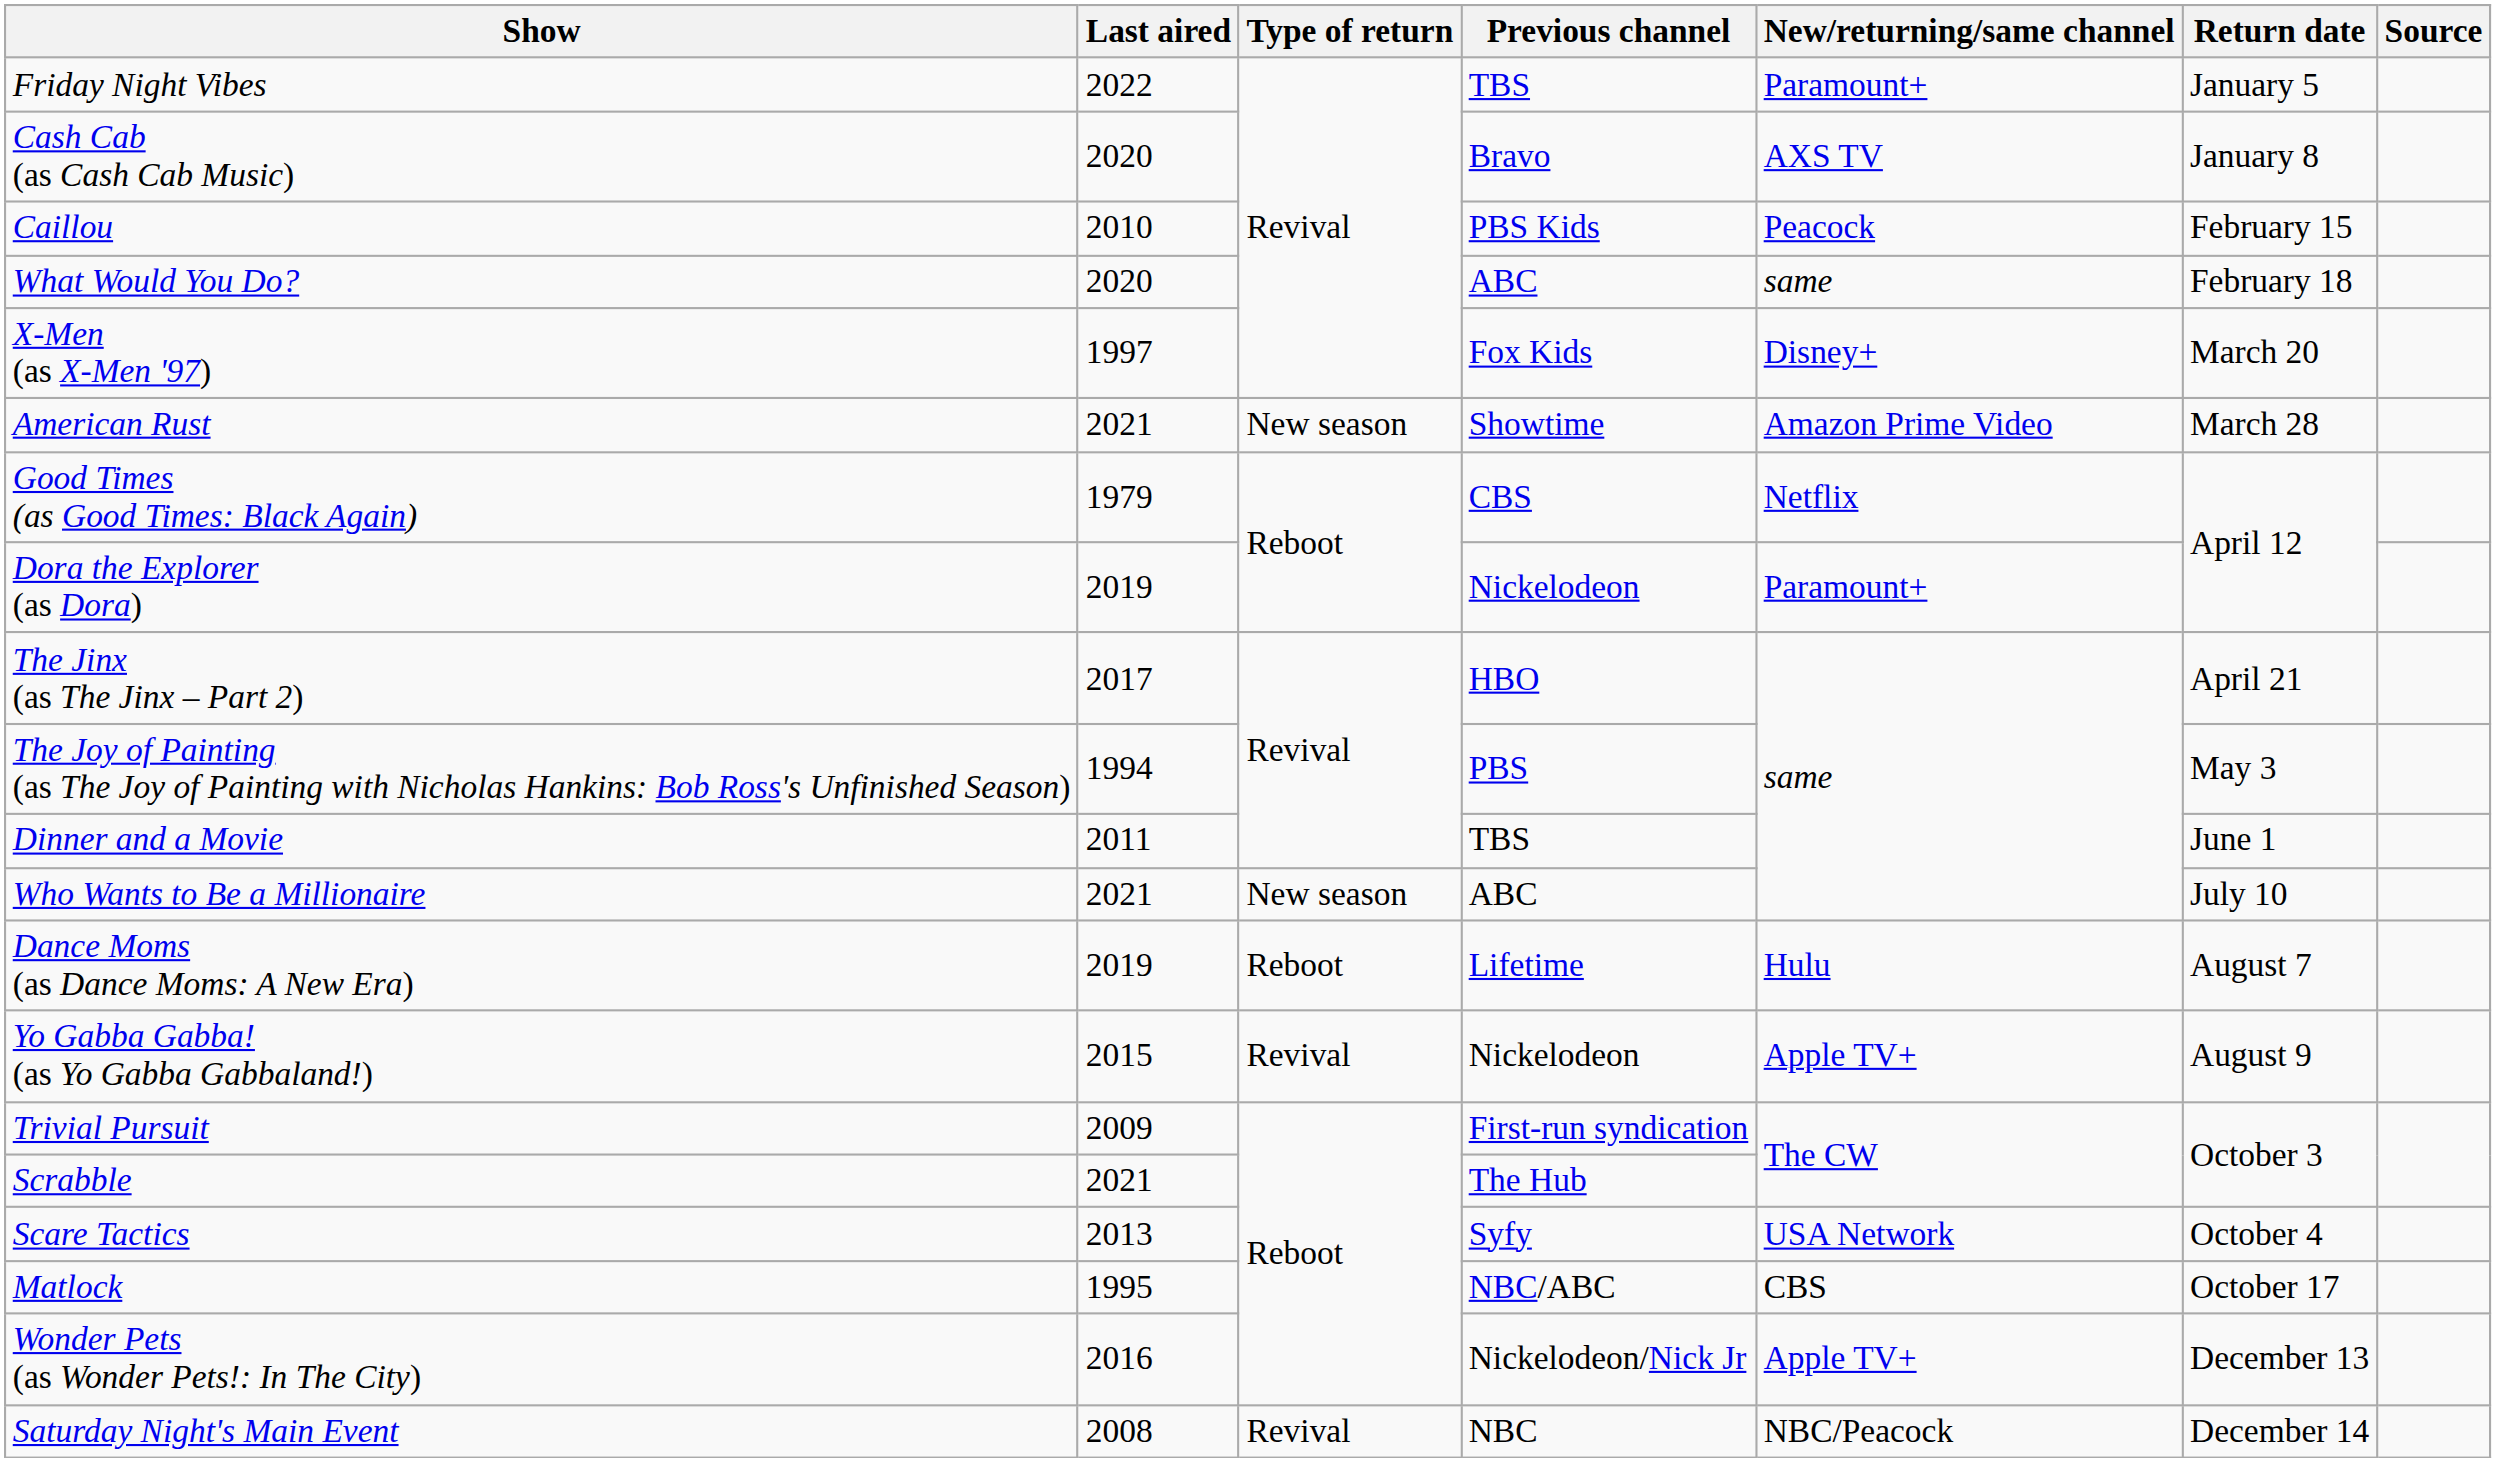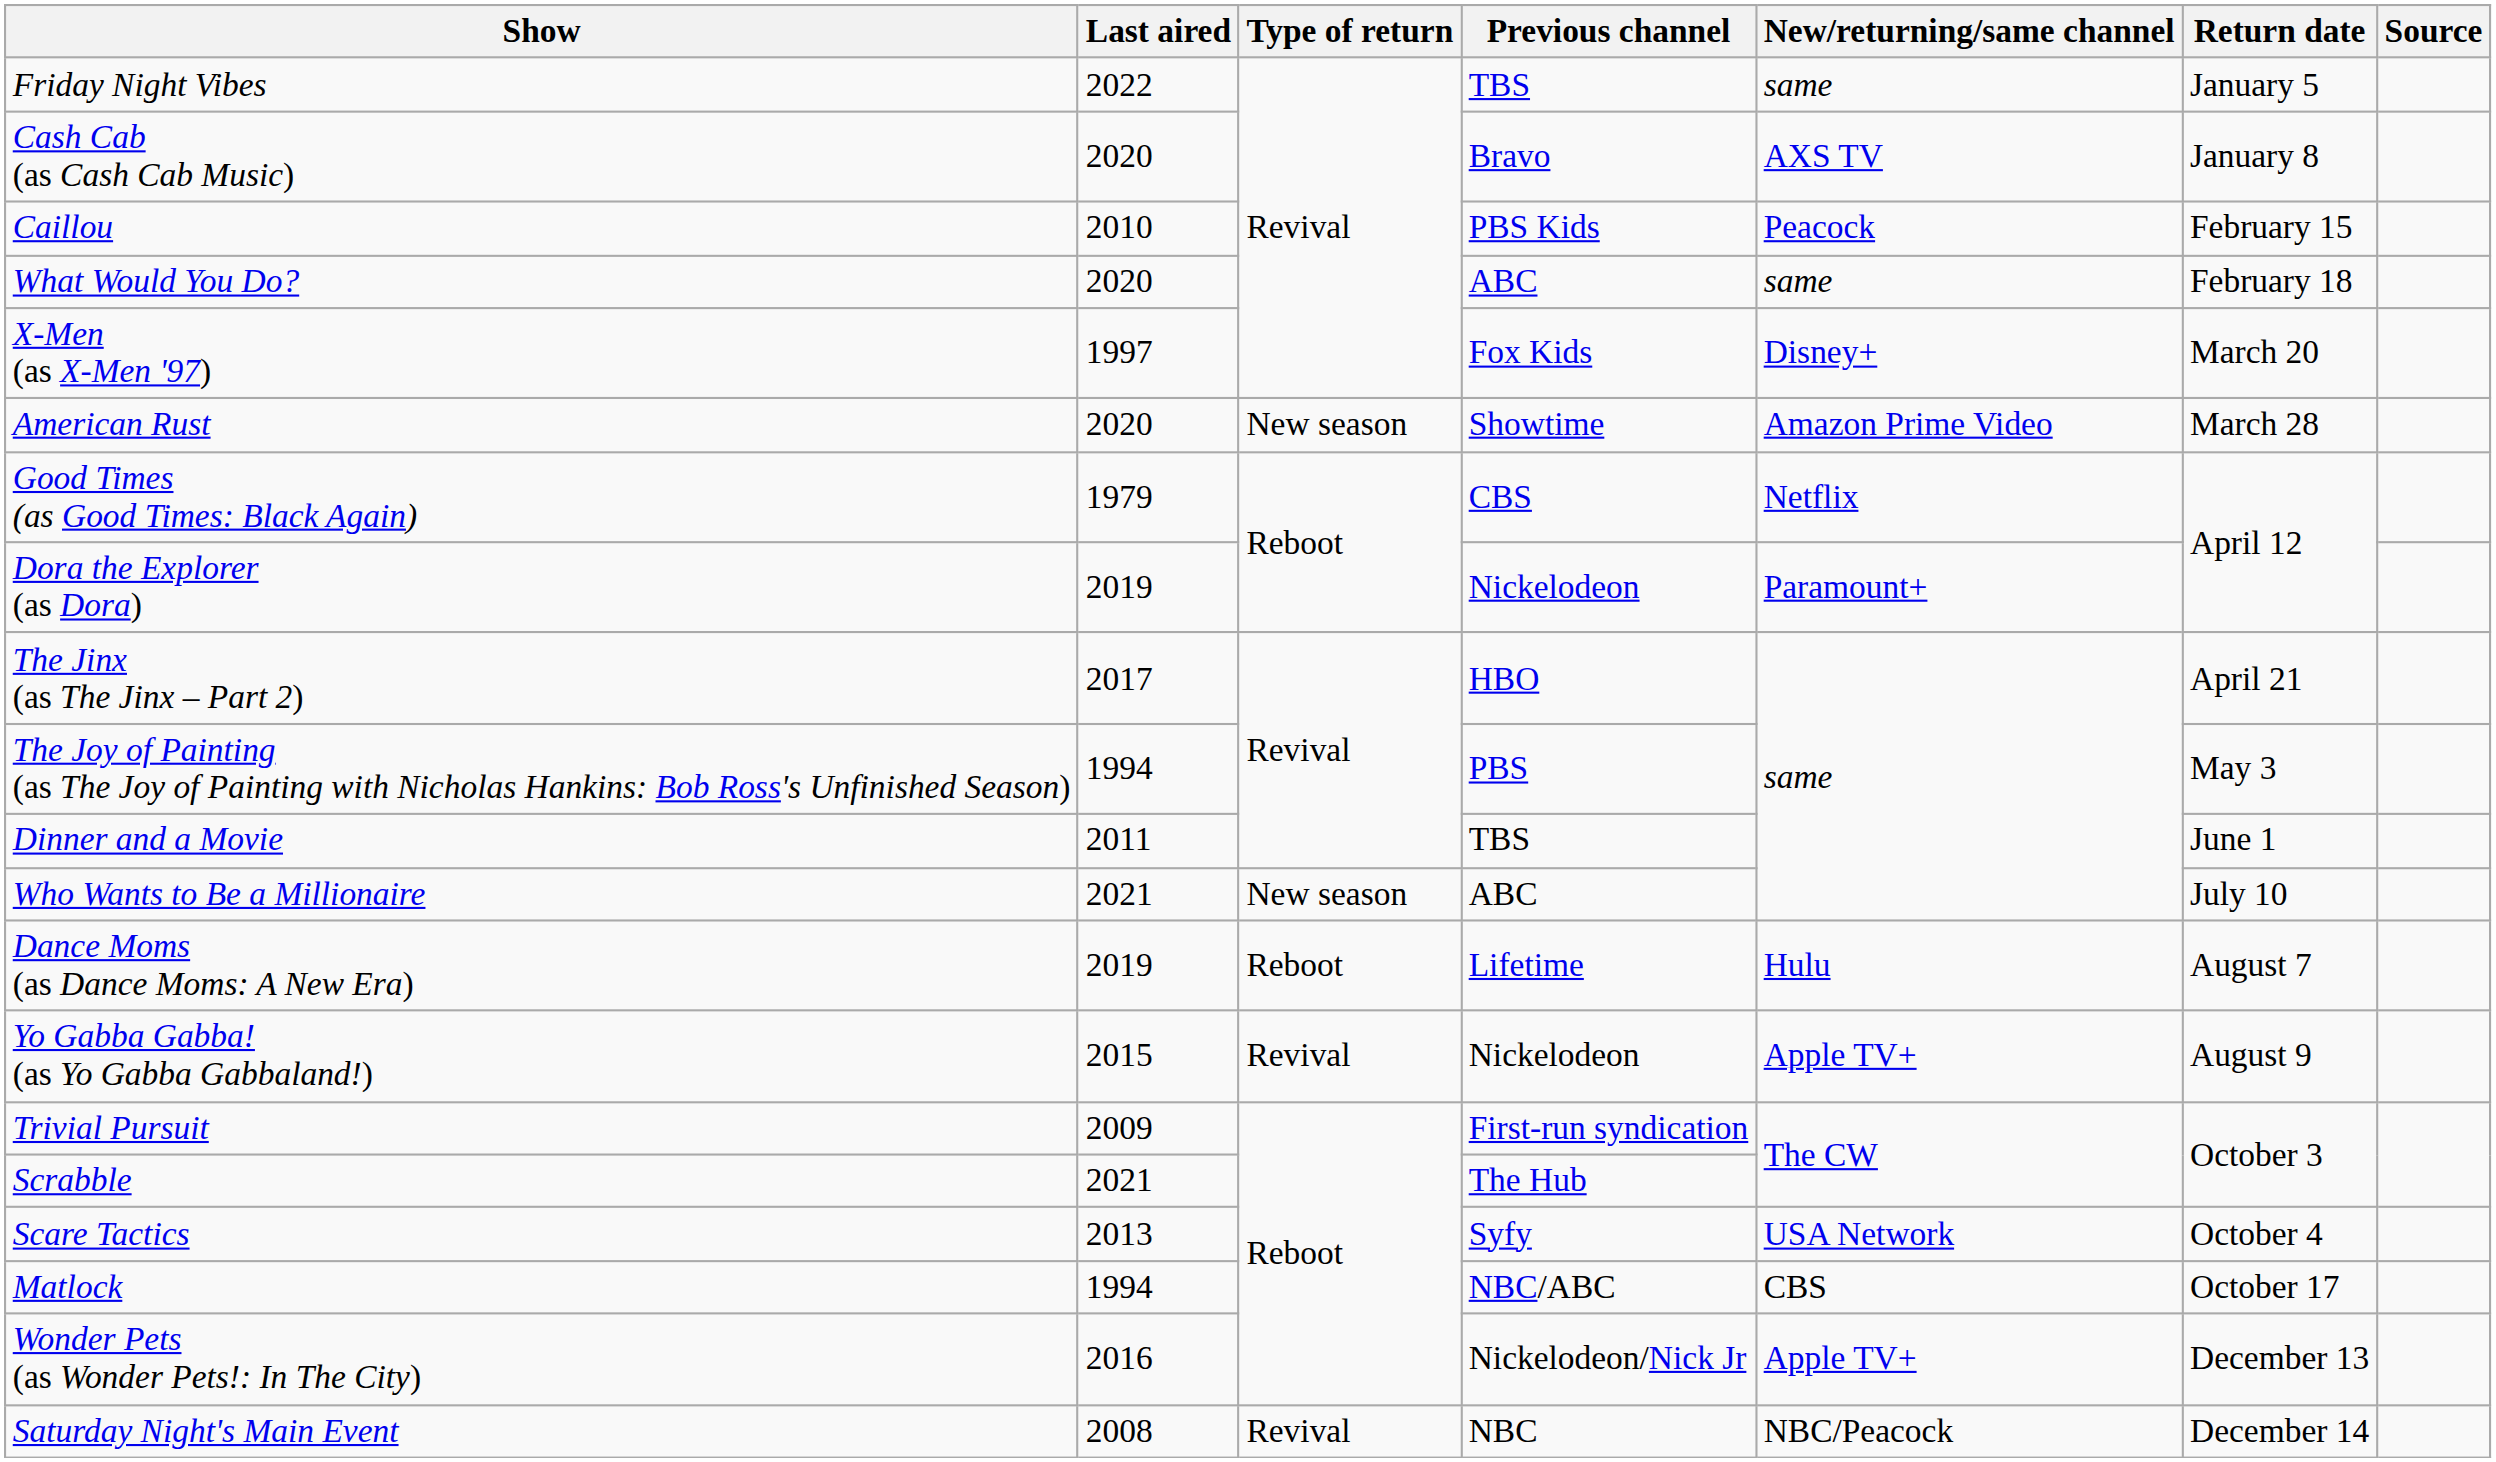(1846, 84) Paramount+ -> (1798, 84) same
(1119, 424) 2021 -> (1119, 424) 2020
(1119, 1286) 1995 -> (1119, 1286) 1994
